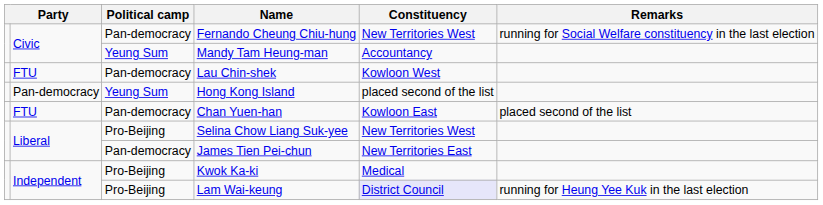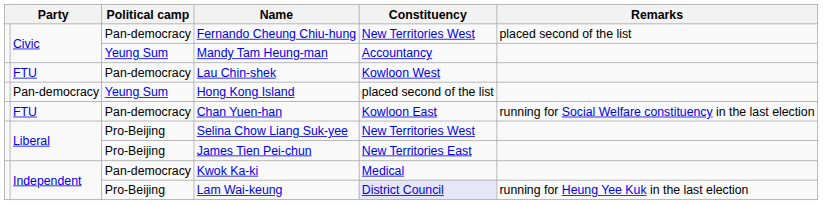(657, 34) running for Social Welfare constituency in the last election -> (566, 34) placed second of the list
(566, 112) placed second of the list -> (657, 112) running for Social Welfare constituency in the last election
(148, 151) Pan-democracy -> (135, 151) Pro-Beijing
(135, 170) Pro-Beijing -> (148, 170) Pan-democracy
